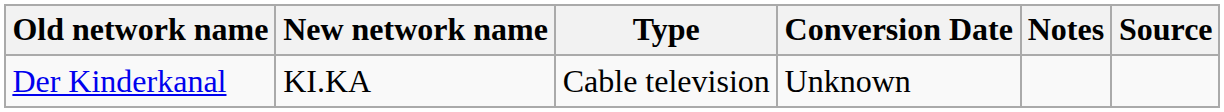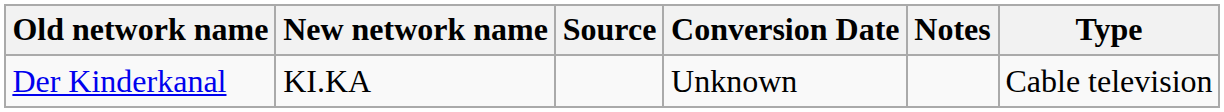columns swapped: (666, 29) <-> (1166, 29)
